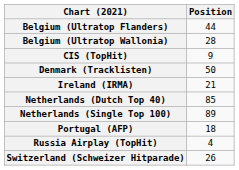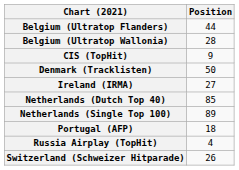(211, 85) 21 -> (211, 85) 27
